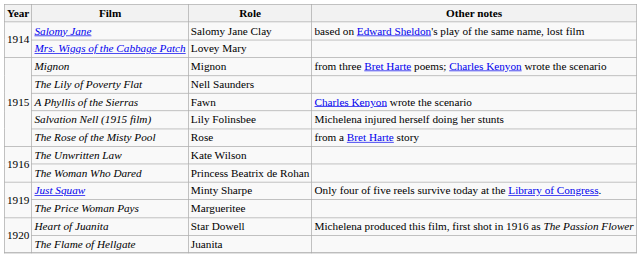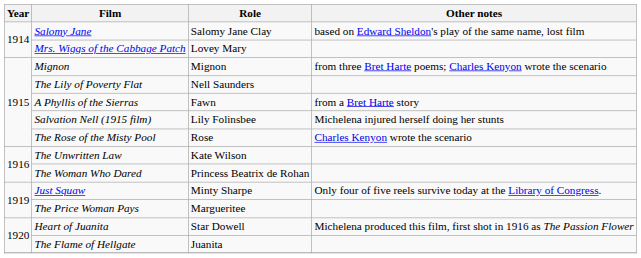(393, 102) Charles Kenyon wrote the scenario -> (367, 102) from a Bret Harte story
(367, 137) from a Bret Harte story -> (393, 137) Charles Kenyon wrote the scenario
